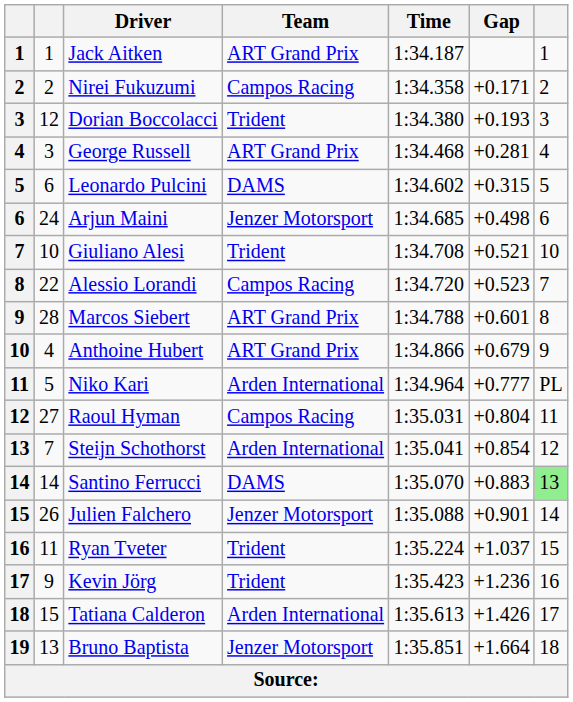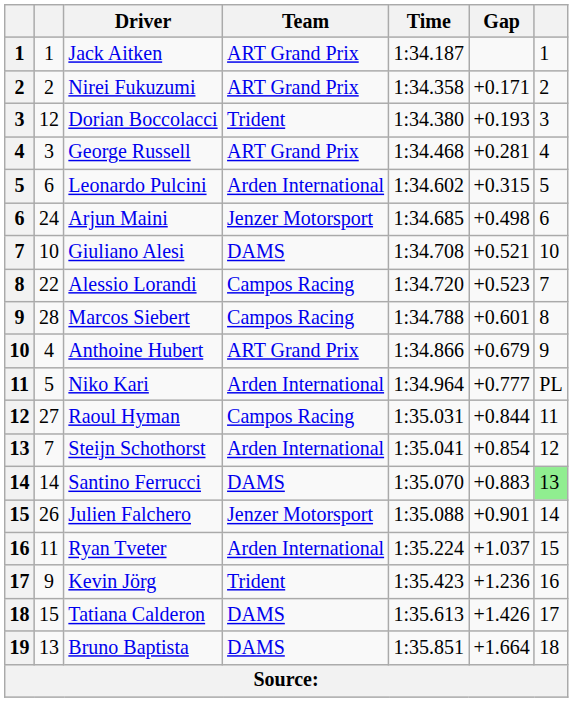(291, 86) Campos Racing -> (293, 86) ART Grand Prix
(256, 185) DAMS -> (306, 185) Arden International
(256, 251) Trident -> (256, 251) DAMS
(293, 317) ART Grand Prix -> (291, 317) Campos Racing
(502, 416) +0.804 -> (502, 416) +0.844
(256, 548) Trident -> (306, 548) Arden International
(306, 614) Arden International -> (256, 614) DAMS
(300, 647) Jenzer Motorsport -> (256, 647) DAMS
